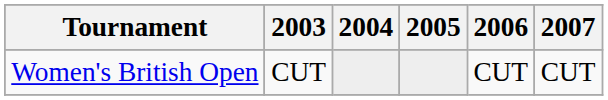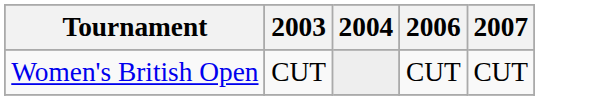- column: (433, 27)
